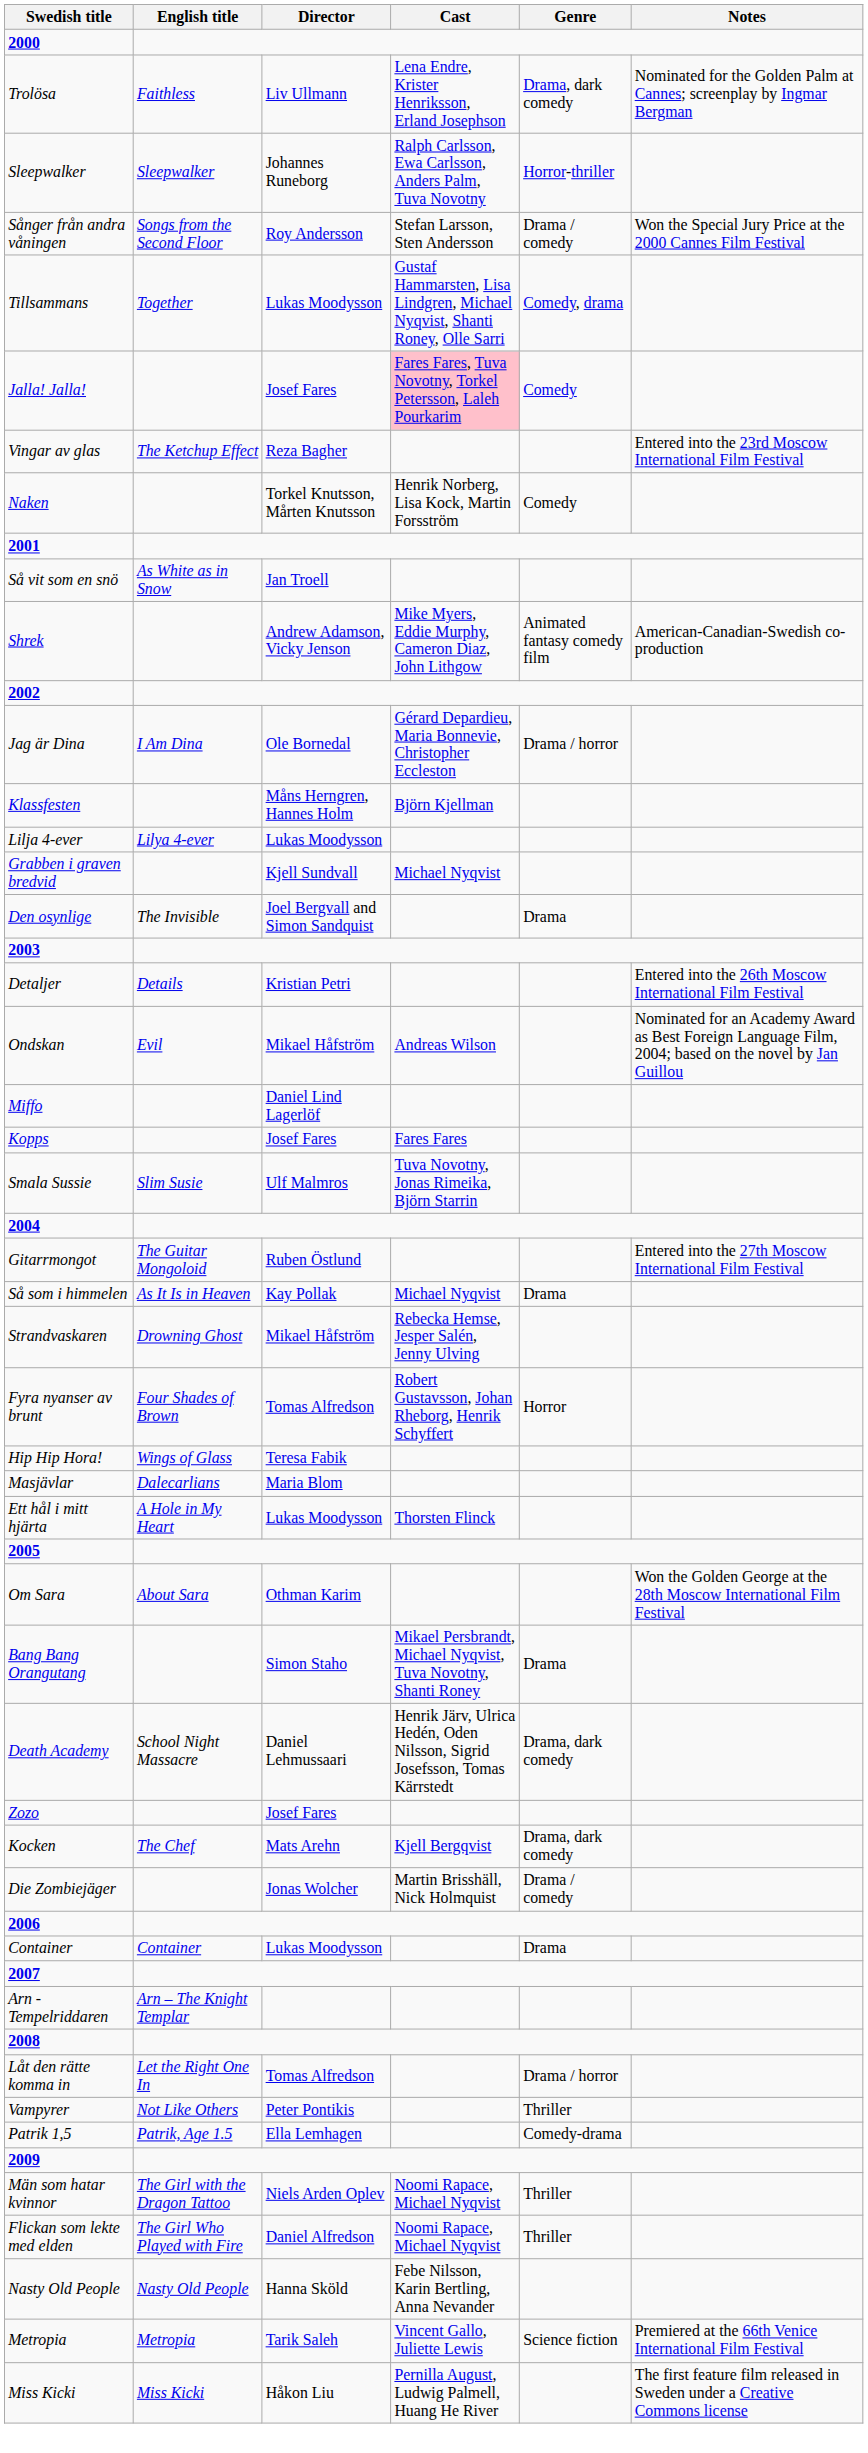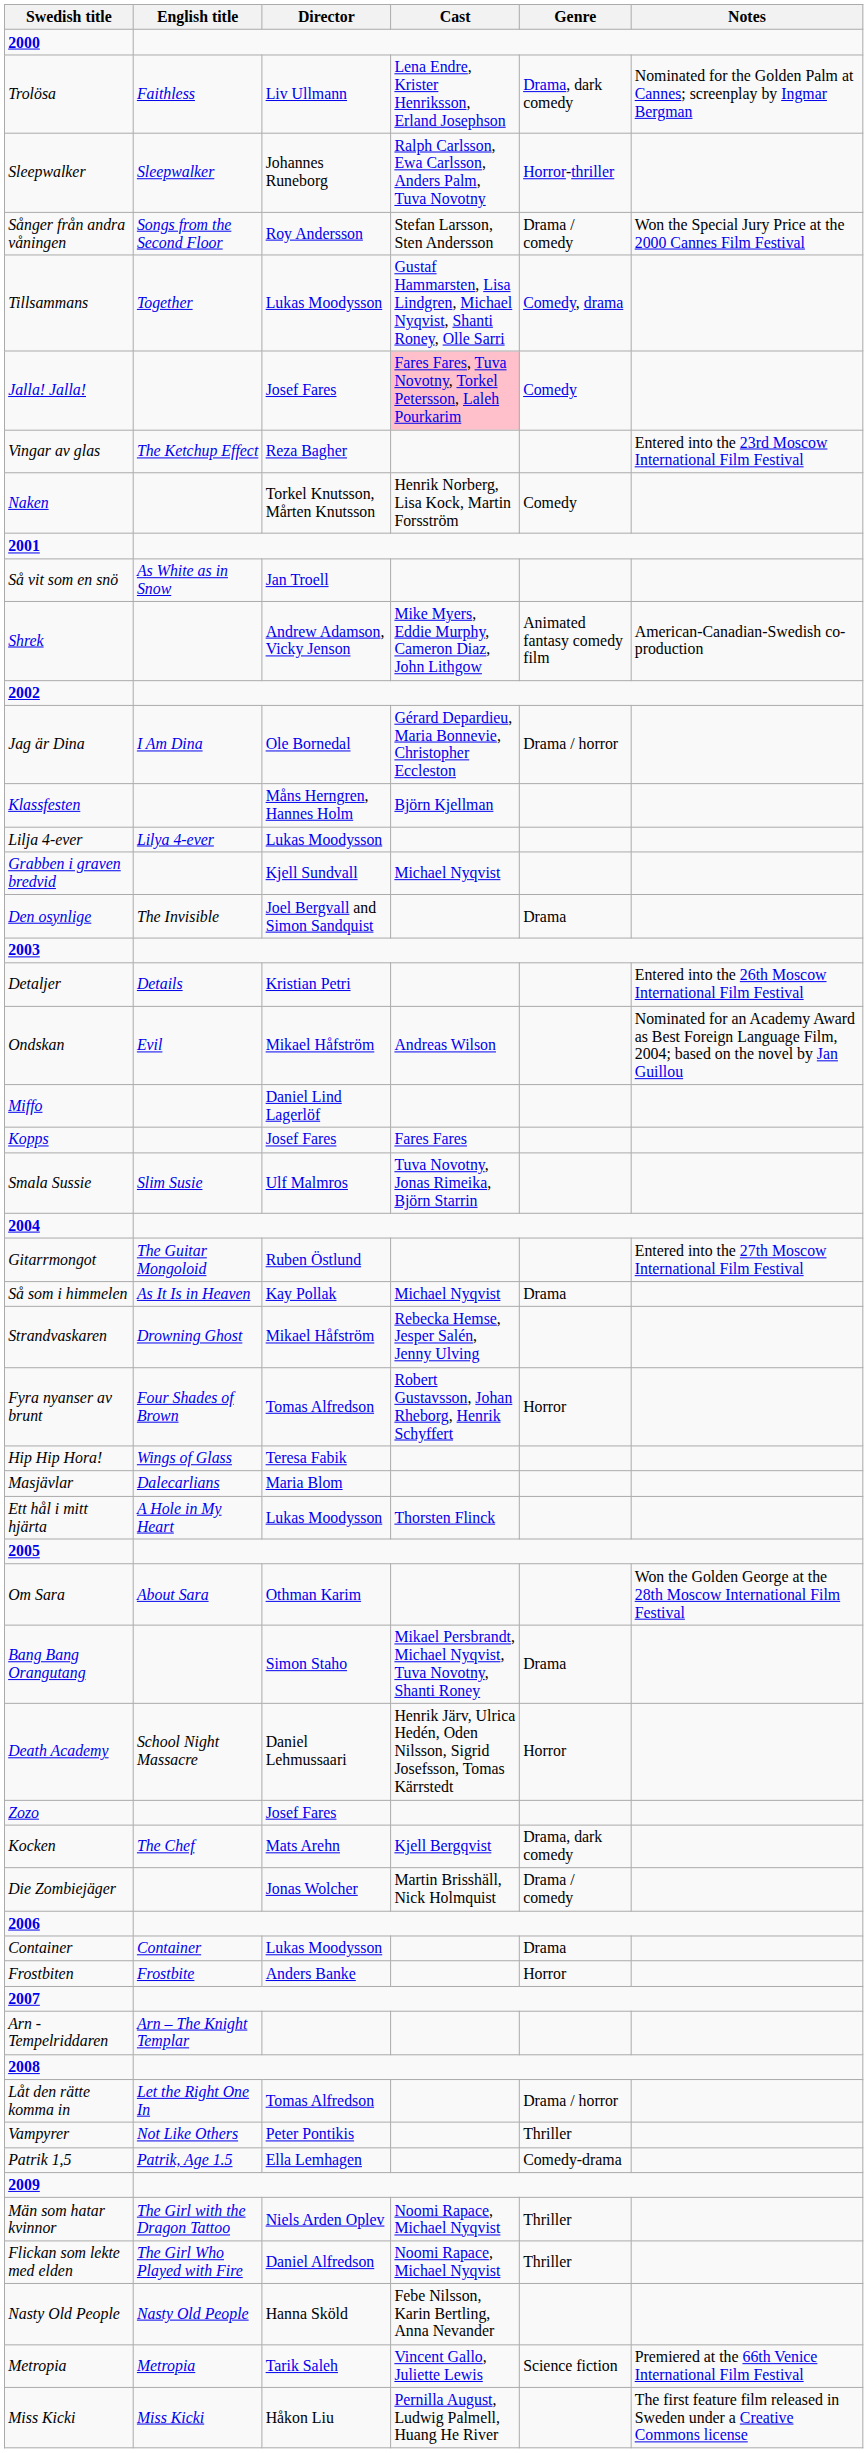(563, 1751) Drama, dark comedy -> (545, 1751) Horror
+ row: (41, 1973)
